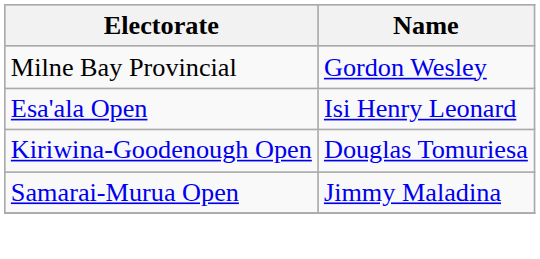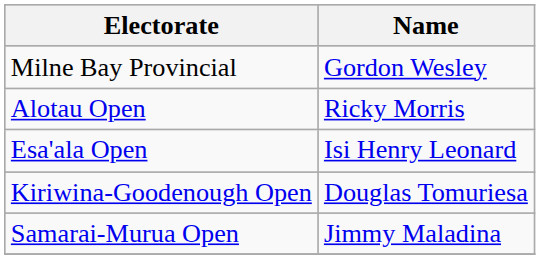+ row: (78, 108)
